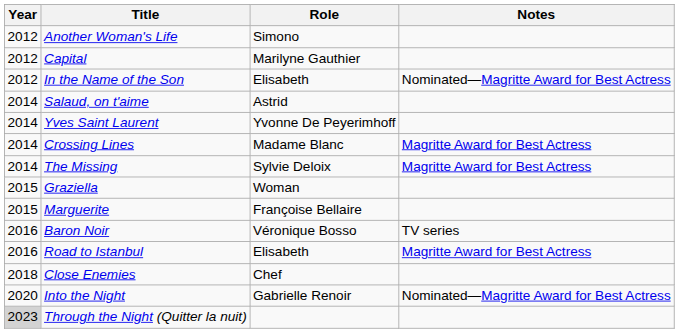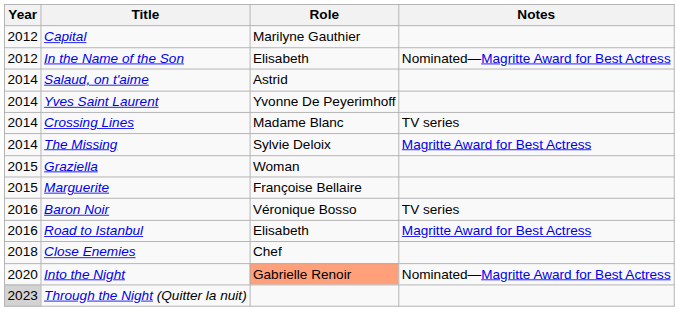- row: (111, 36)
(497, 144) Magritte Award for Best Actress -> (431, 123) TV series
(302, 295) no background -> (302, 274) lightsalmon background
